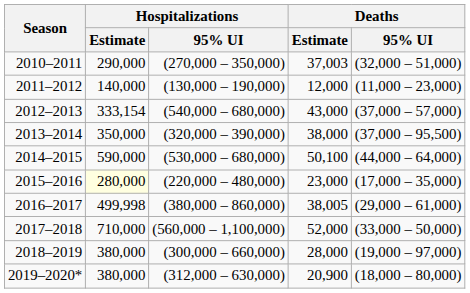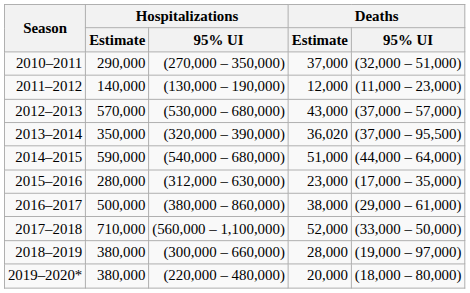(327, 63) 37,003 -> (327, 63) 37,000
(121, 110) 333,154 -> (121, 110) 570,000
(224, 110) (540,000 – 680,000) -> (224, 110) (530,000 – 680,000)
(327, 134) 38,000 -> (327, 134) 36,020
(224, 157) (530,000 – 680,000) -> (224, 157) (540,000 – 680,000)
(327, 157) 50,100 -> (327, 157) 51,000
(121, 181) lightyellow background -> (121, 181) no background
(224, 181) (220,000 – 480,000) -> (224, 181) (312,000 – 630,000)
(121, 205) 499,998 -> (121, 205) 500,000
(327, 205) 38,005 -> (327, 205) 38,000
(224, 275) (312,000 – 630,000) -> (224, 275) (220,000 – 480,000)
(327, 275) 20,900 -> (327, 275) 20,000
